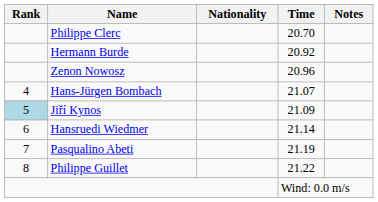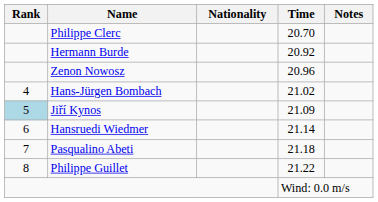(301, 91) 21.07 -> (301, 91) 21.02
(301, 149) 21.19 -> (301, 149) 21.18
